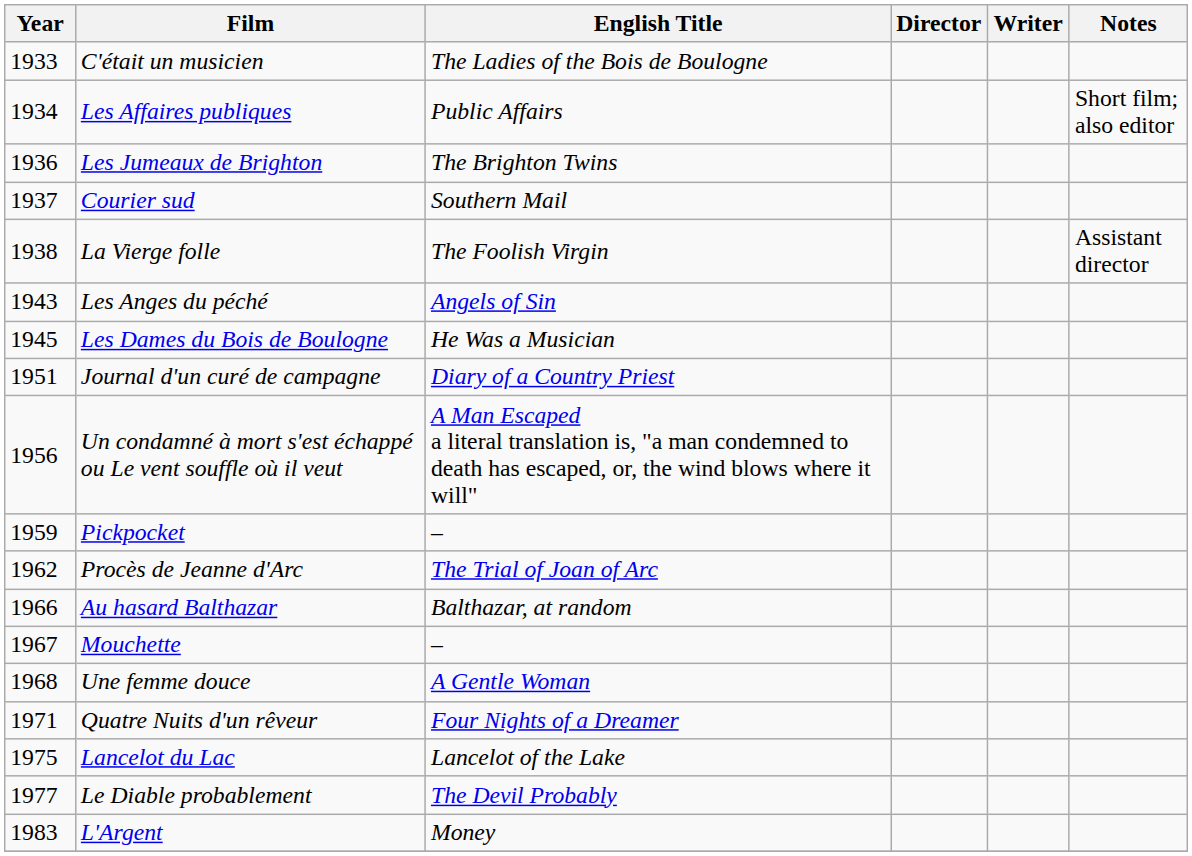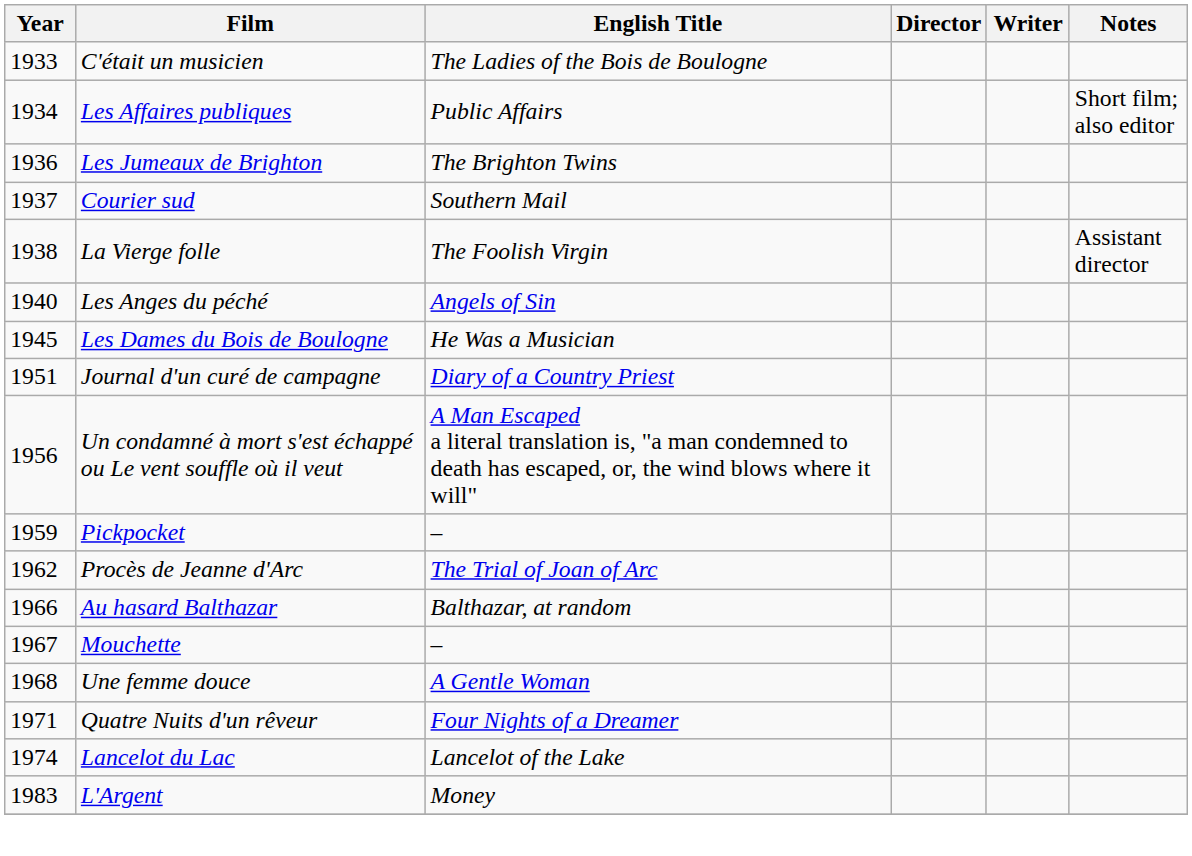(34, 301) 1943 -> (34, 301) 1940
(34, 757) 1975 -> (34, 757) 1974
- row: (196, 794)
